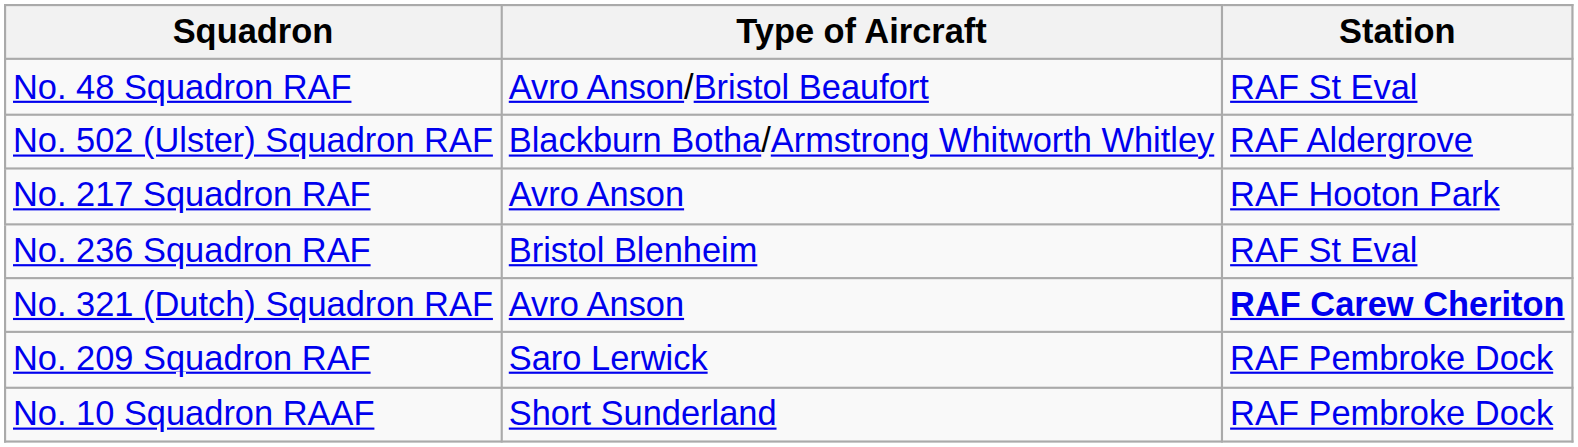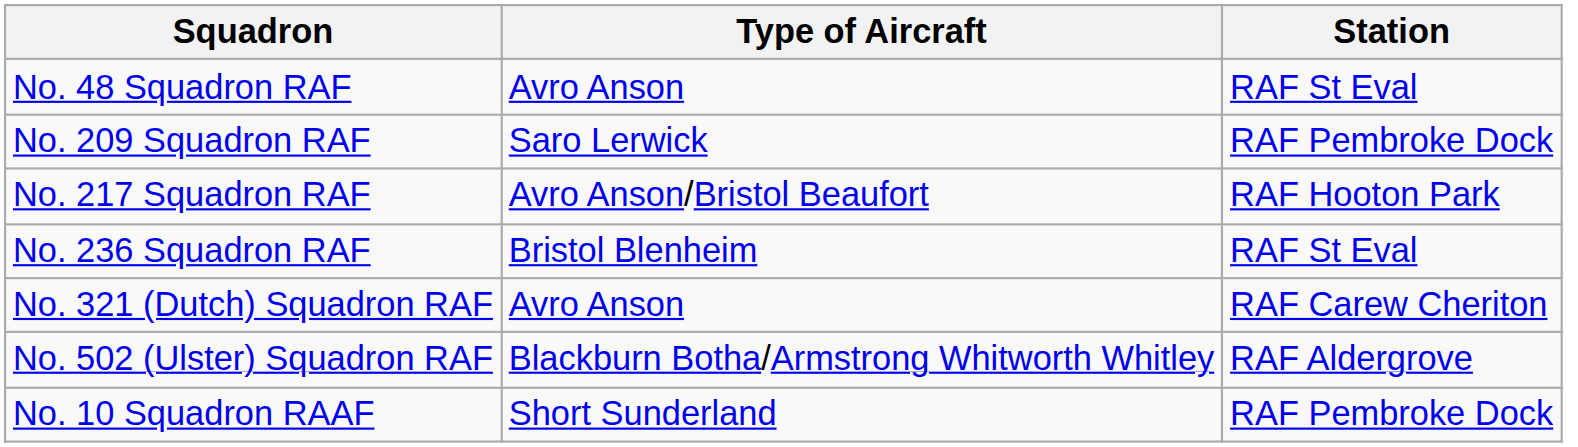(719, 86) Avro Anson/Bristol Beaufort -> (596, 86) Avro Anson
rows swapped: (192, 359) <-> (253, 140)
(596, 195) Avro Anson -> (719, 195) Avro Anson/Bristol Beaufort
(1397, 304) bold -> (1389, 304) normal
